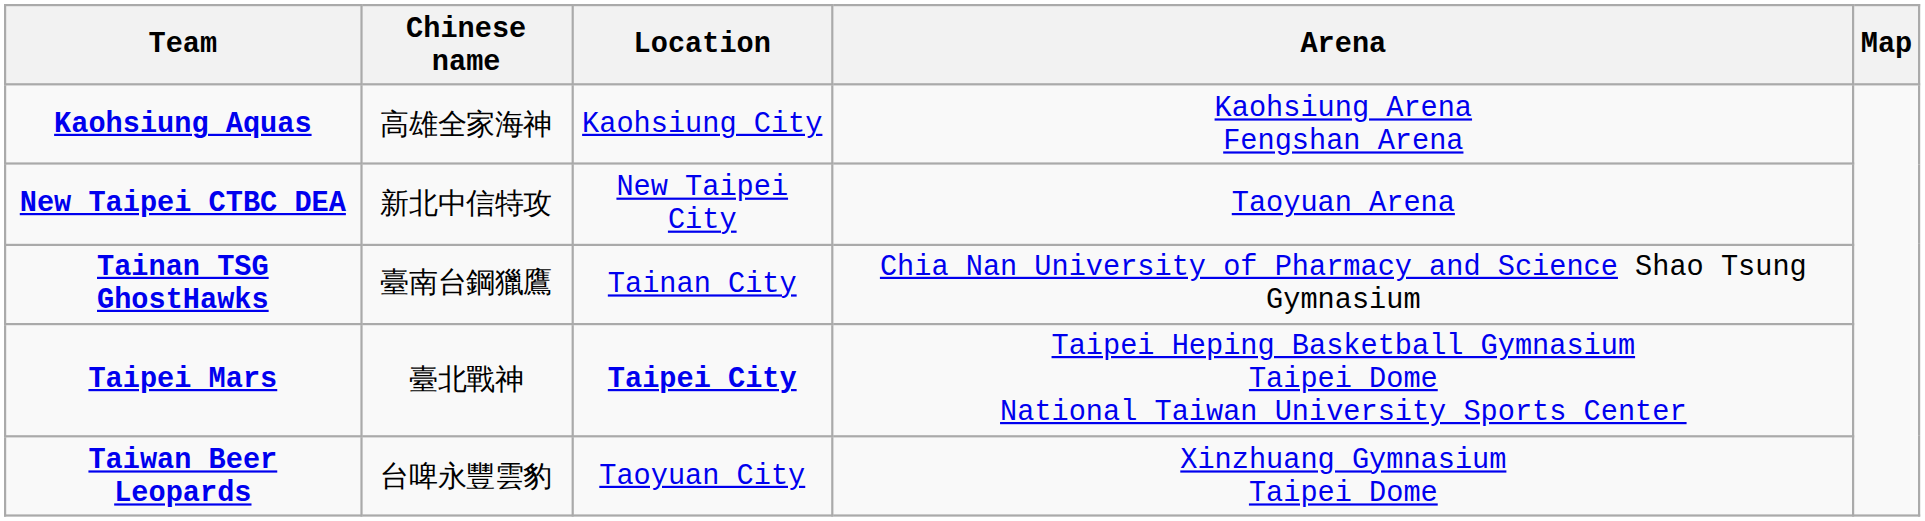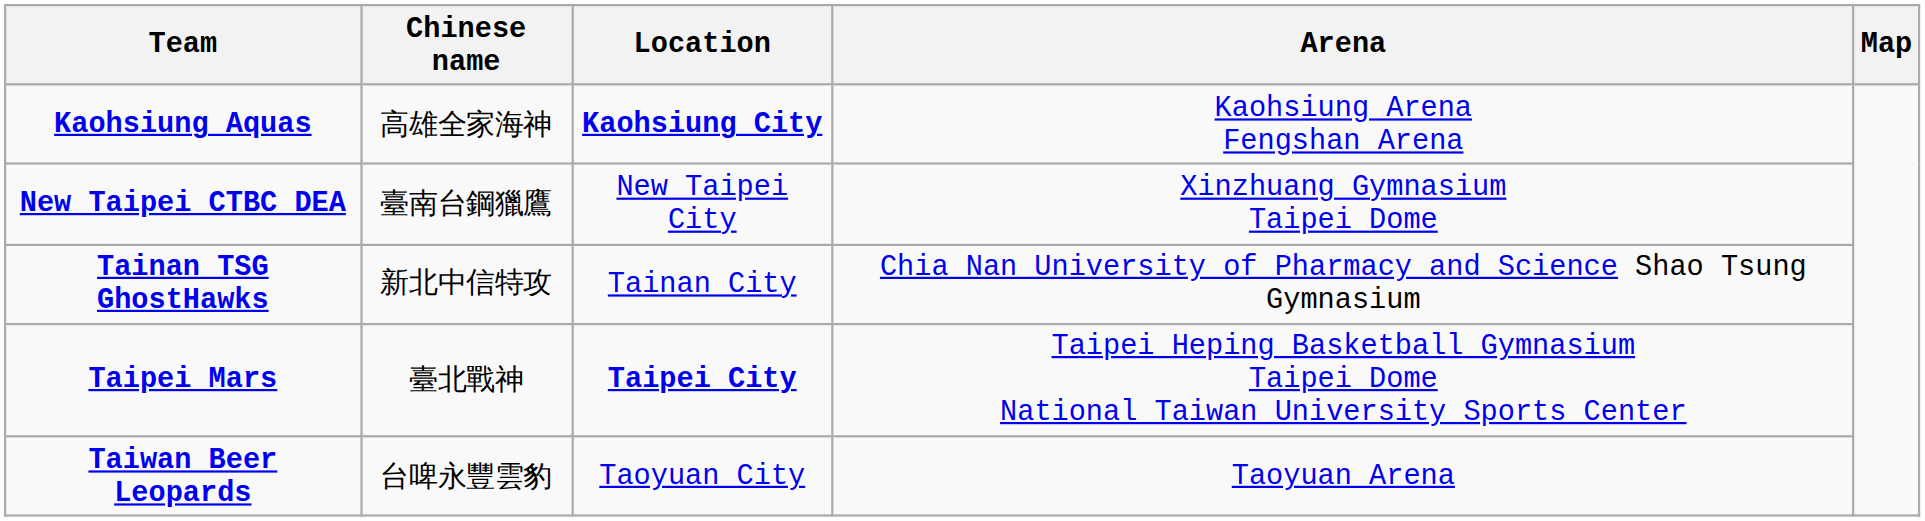(702, 125) normal -> (702, 125) bold
(466, 205) 新北中信特攻 -> (466, 205) 臺南台鋼獵鷹
(1343, 204) Taoyuan Arena -> (1343, 204) Xinzhuang Gymnasium Taipei Dome
(466, 285) 臺南台鋼獵鷹 -> (466, 285) 新北中信特攻
(1343, 476) Xinzhuang Gymnasium Taipei Dome -> (1343, 476) Taoyuan Arena
